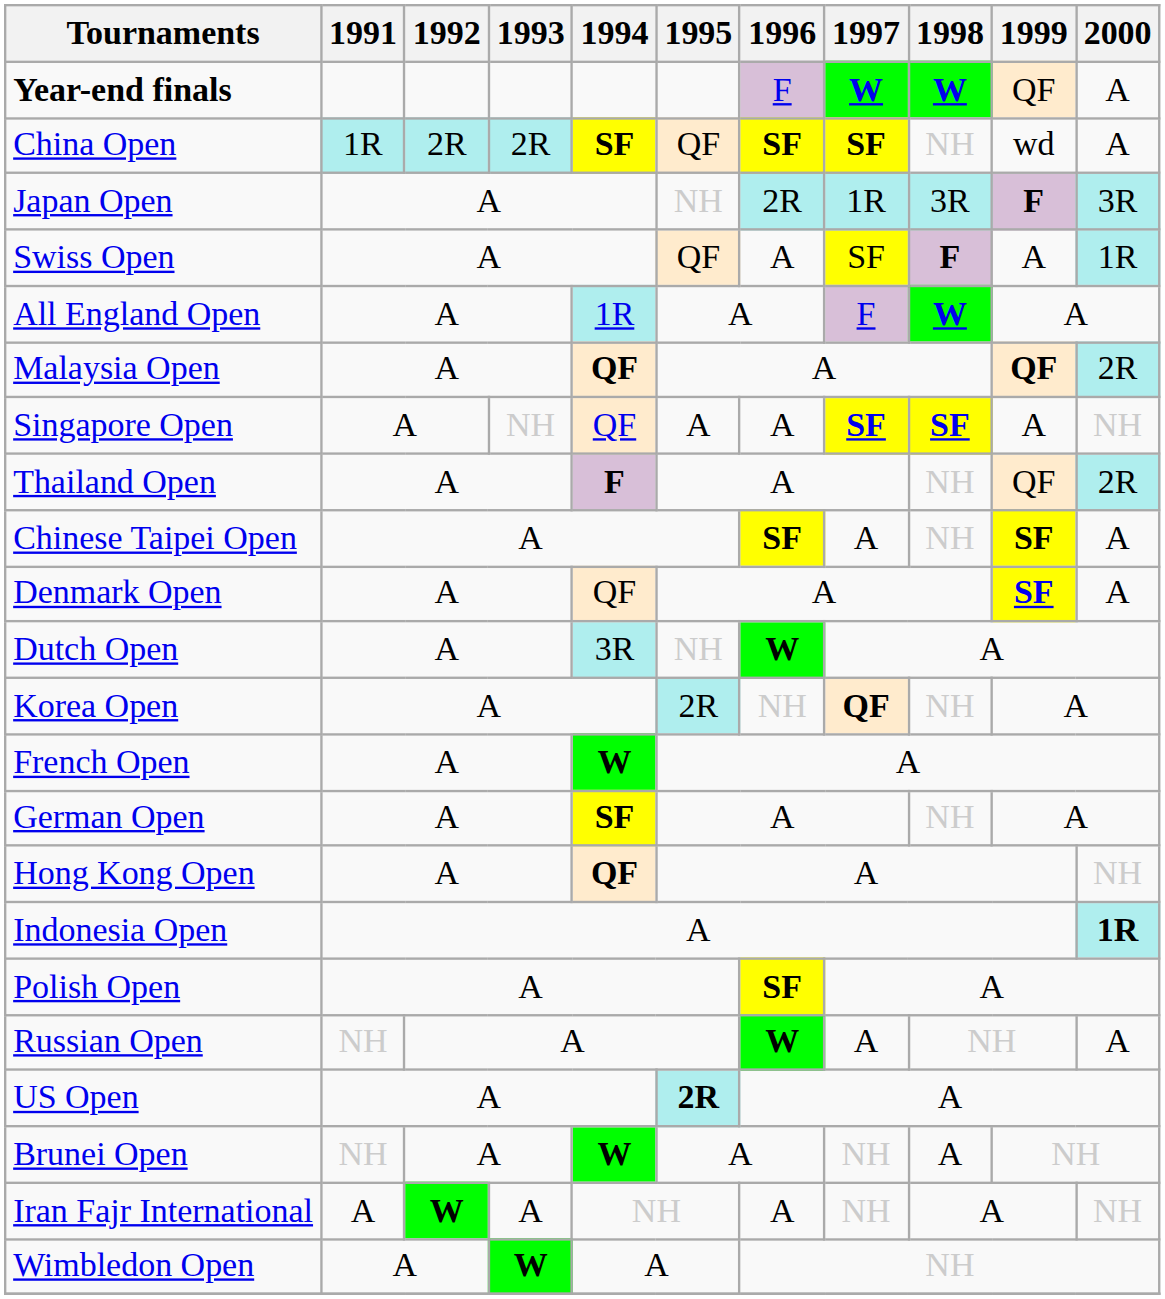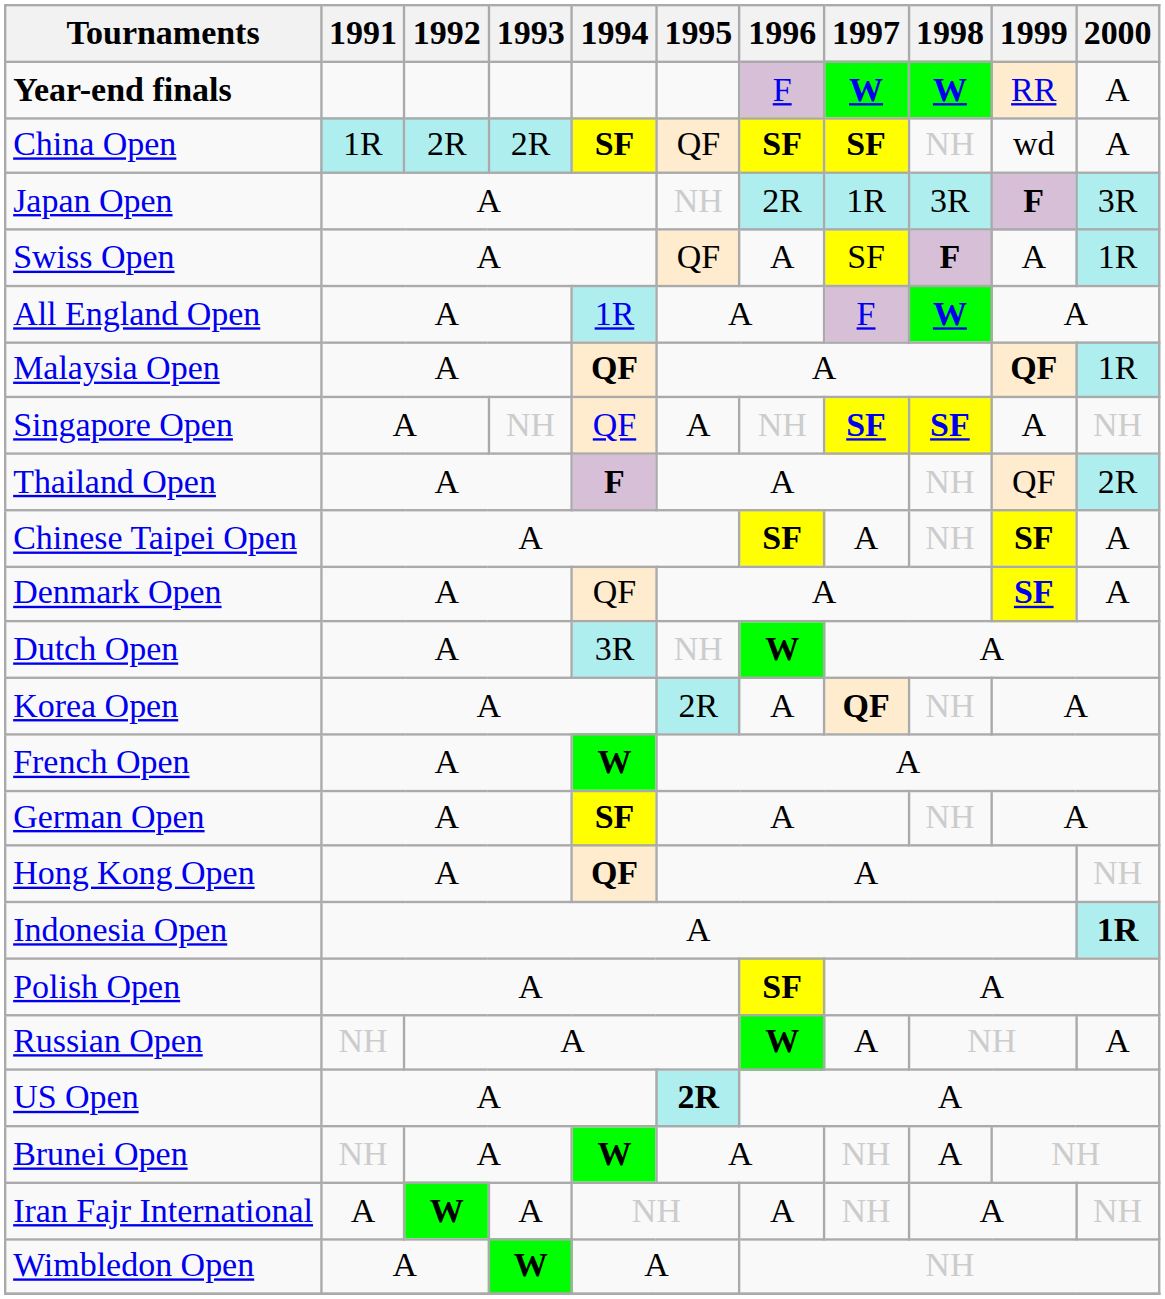(1034, 88) QF -> (1034, 88) RR
(1118, 369) 2R -> (1118, 369) 1R
(782, 425) A -> (782, 425) NH
(782, 705) NH -> (782, 705) A
